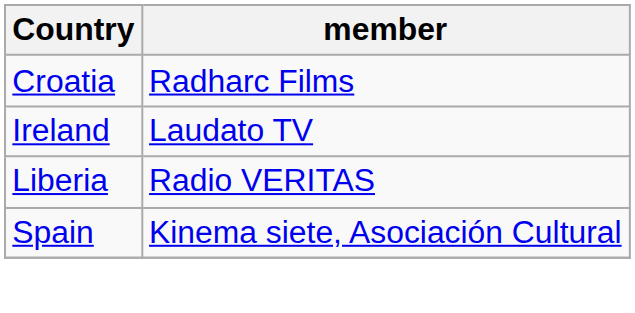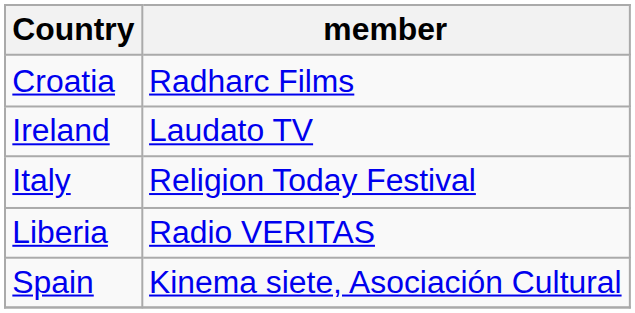+ row: (42, 181)
